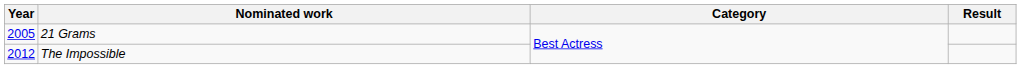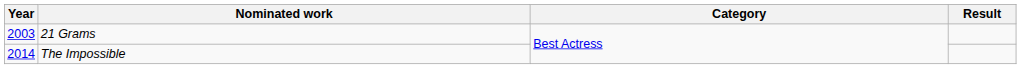(21, 34) 2005 -> (21, 34) 2003
(21, 53) 2012 -> (21, 53) 2014
